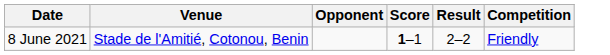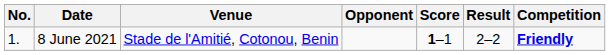+ column: (19, 15)
(513, 38) normal -> (545, 38) bold
